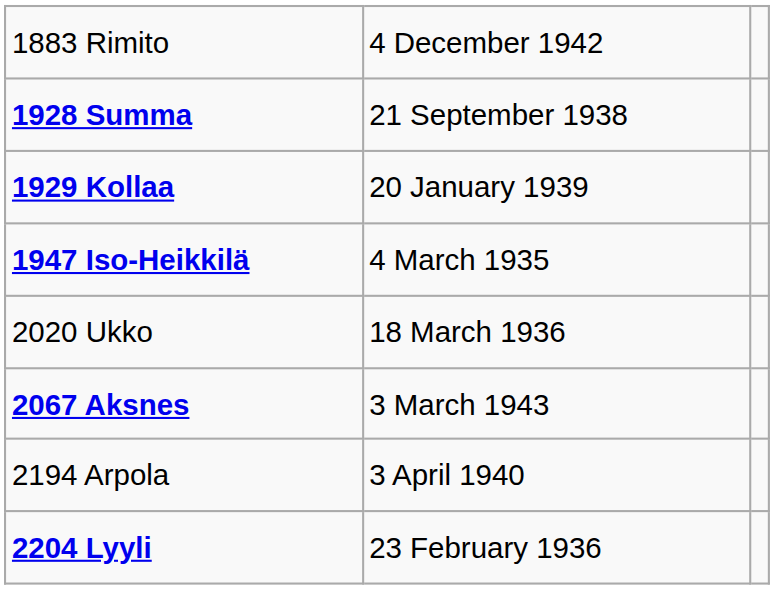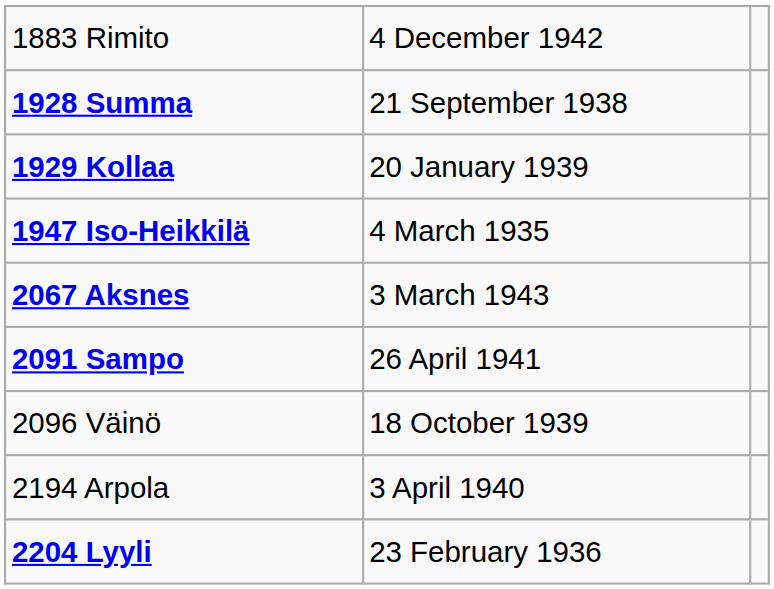- row: (82, 331)
+ row: (98, 359)
+ row: (87, 424)
